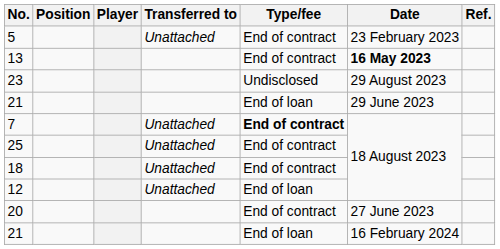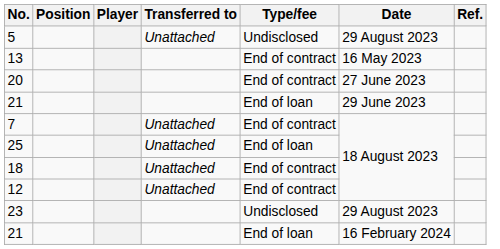(290, 37) End of contract -> (281, 37) Undisclosed
(405, 37) 23 February 2023 -> (390, 37) 29 August 2023
(391, 59) bold -> (382, 59) normal
rows swapped: (15, 211) <-> (15, 80)
(294, 124) bold -> (290, 124) normal
(290, 146) End of contract -> (278, 146) End of loan
(278, 189) End of loan -> (290, 189) End of contract
